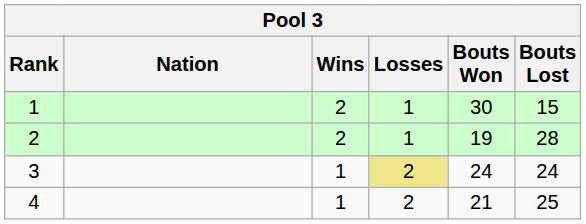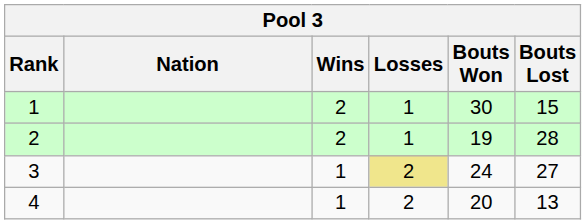(548, 171) 24 -> (548, 171) 27
(481, 203) 21 -> (481, 203) 20
(548, 203) 25 -> (548, 203) 13
